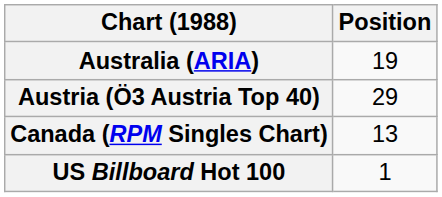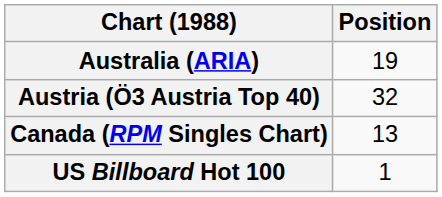(385, 97) 29 -> (385, 97) 32
